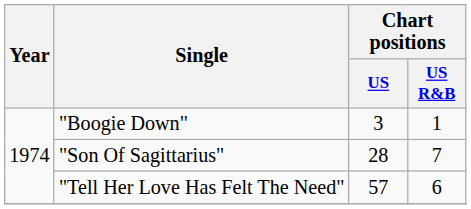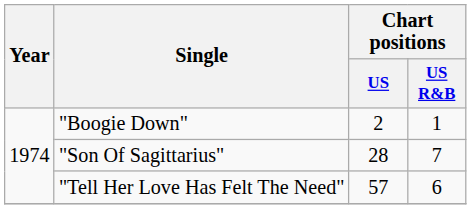(378, 123) 3 -> (378, 123) 2
